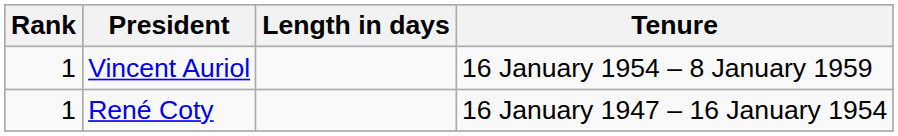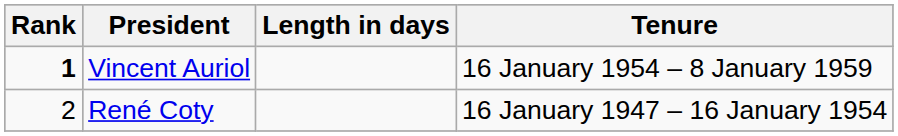(69, 67) normal -> (69, 67) bold
(69, 109) 1 -> (69, 109) 2
